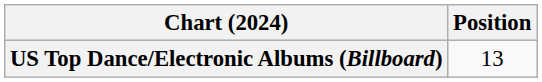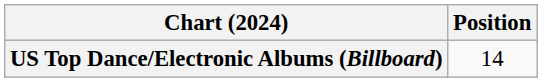(492, 58) 13 -> (492, 58) 14
